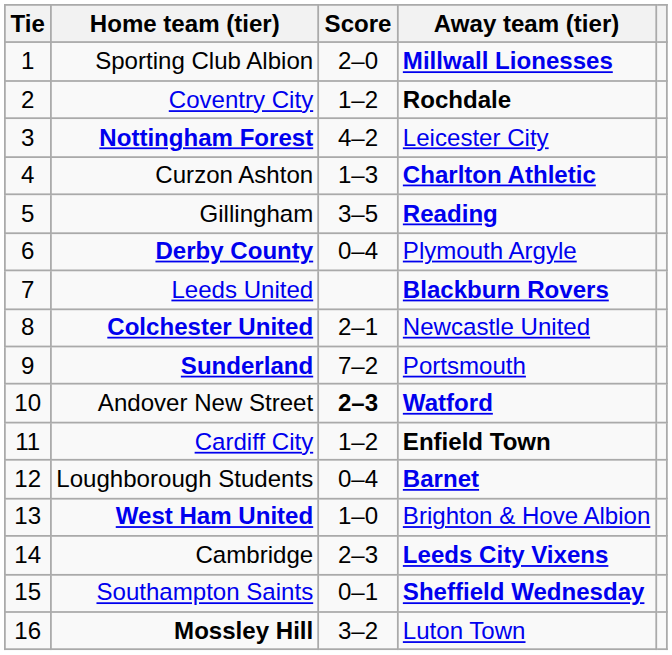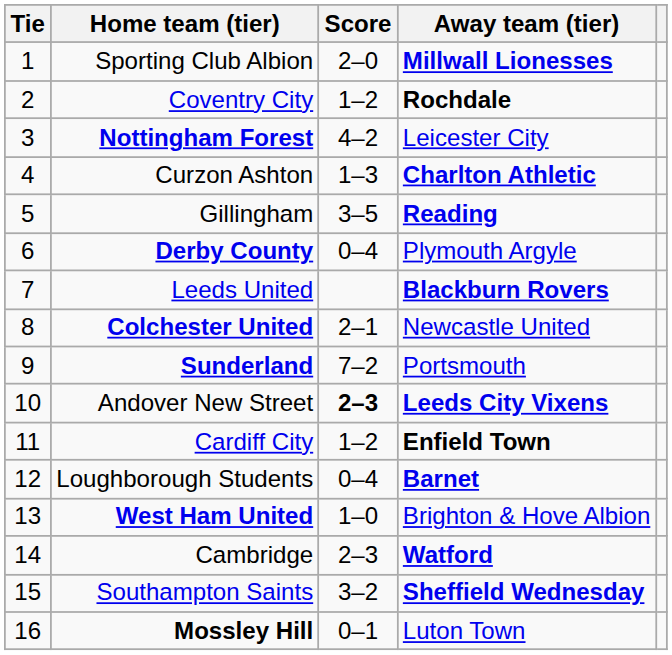(448, 403) Watford -> (506, 403) Leeds City Vixens
(506, 555) Leeds City Vixens -> (448, 555) Watford
(358, 593) 0–1 -> (358, 593) 3–2
(358, 631) 3–2 -> (358, 631) 0–1
